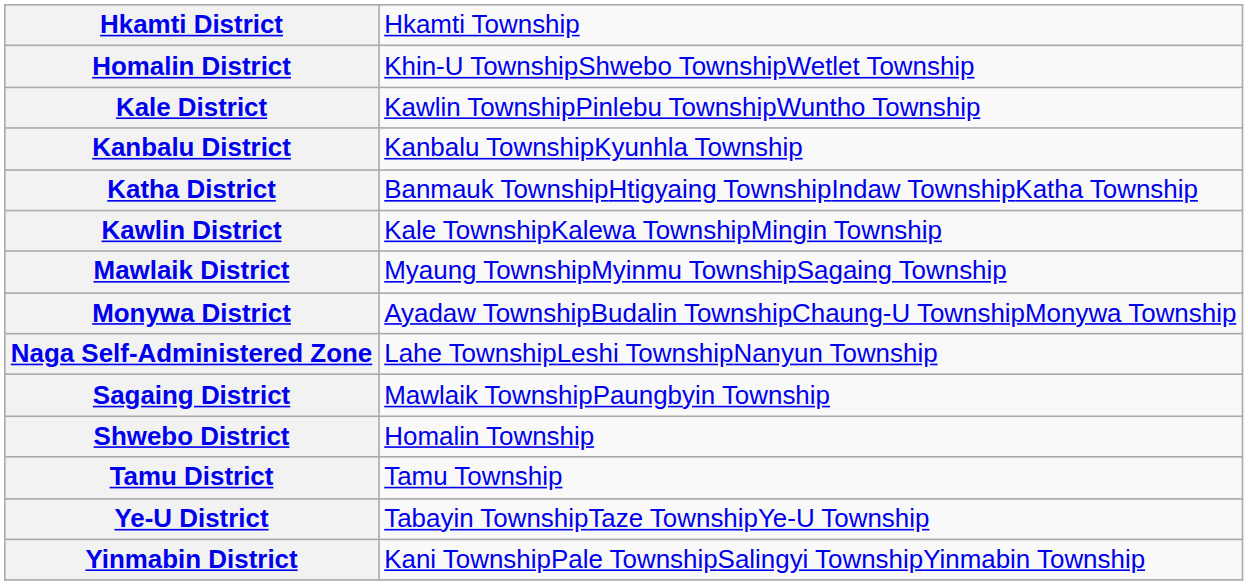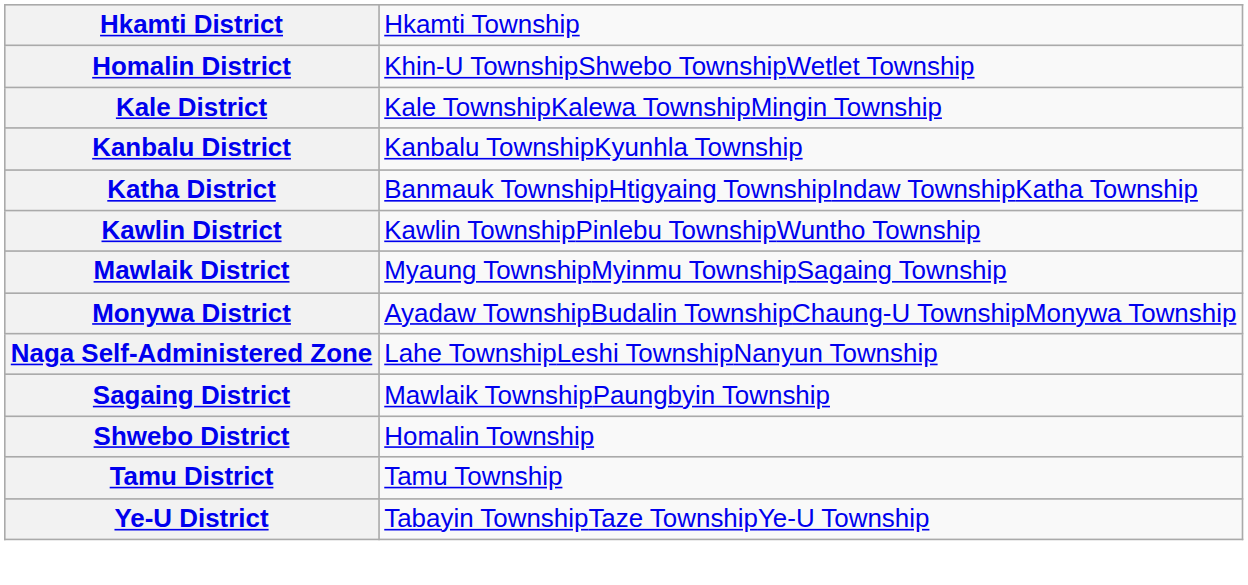(682, 107) Kawlin TownshipPinlebu TownshipWuntho Township -> (663, 107) Kale TownshipKalewa TownshipMingin Township
(663, 230) Kale TownshipKalewa TownshipMingin Township -> (682, 230) Kawlin TownshipPinlebu TownshipWuntho Township
- row: (192, 559)
